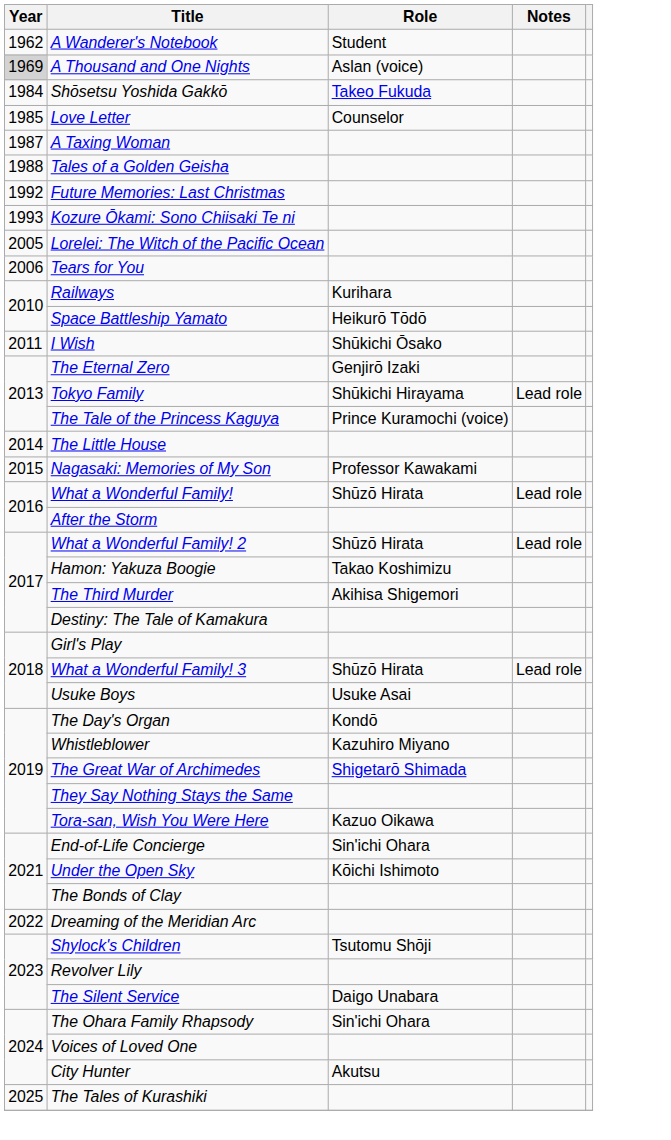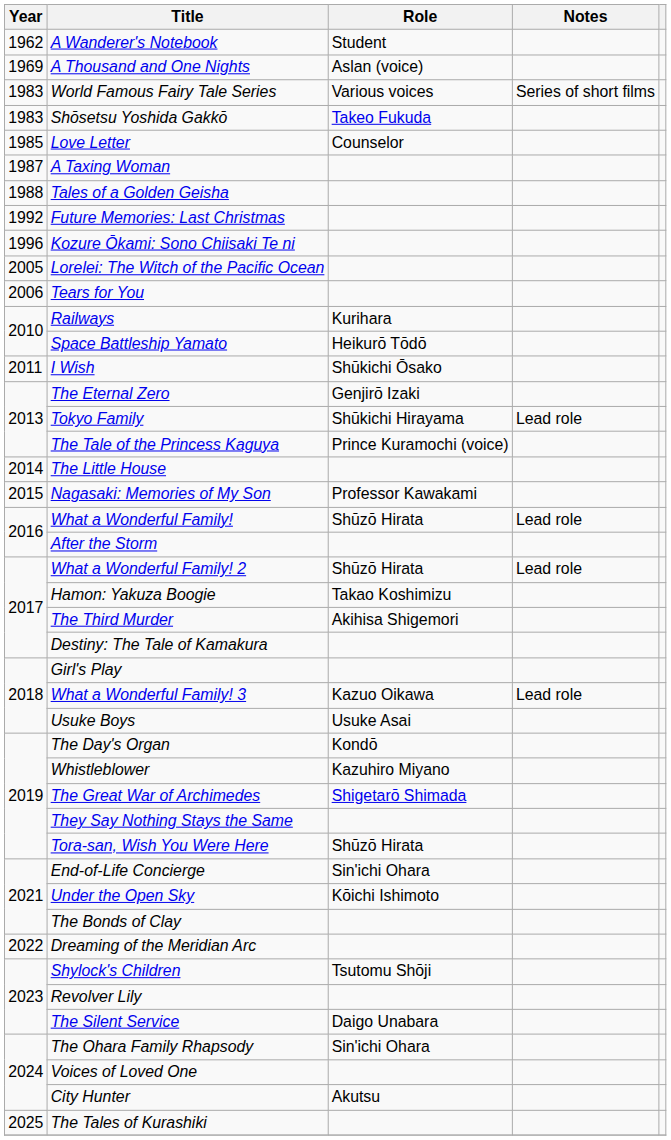(26, 67) lightgrey background -> (26, 67) no background
+ row: (164, 92)
(26, 92) 1984 -> (26, 117) 1983
(26, 218) 1993 -> (26, 243) 1996
(377, 670) Shūzō Hirata -> (383, 695) Kazuo Oikawa
(383, 820) Kazuo Oikawa -> (377, 846) Shūzō Hirata
